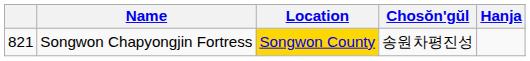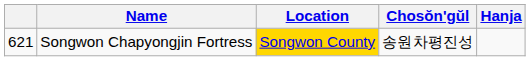(21, 42) 821 -> (21, 42) 621
